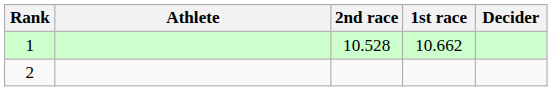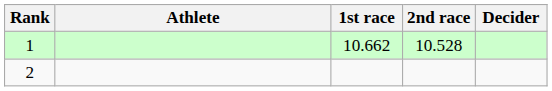columns swapped: (439, 18) <-> (367, 18)
